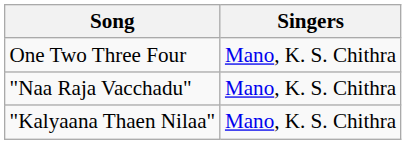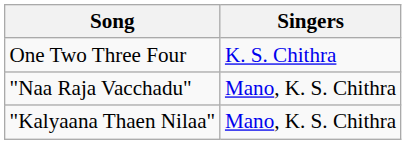(311, 54) Mano, K. S. Chithra -> (281, 54) K. S. Chithra
